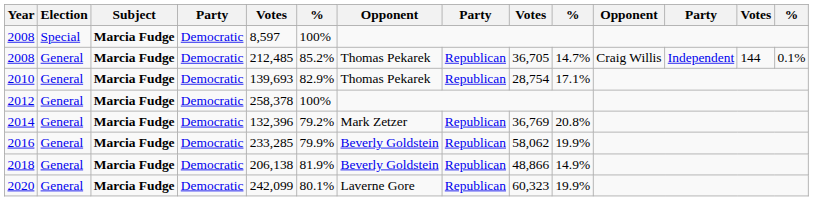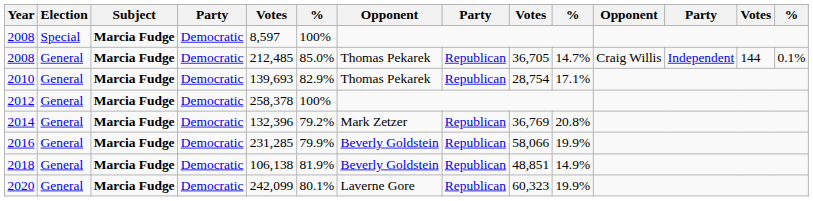(317, 57) 85.2% -> (317, 57) 85.0%
(272, 143) 233,285 -> (272, 143) 231,285
(531, 143) 58,062 -> (531, 143) 58,066
(272, 164) 206,138 -> (272, 164) 106,138
(531, 164) 48,866 -> (531, 164) 48,851
